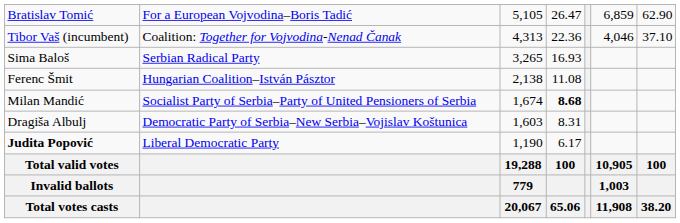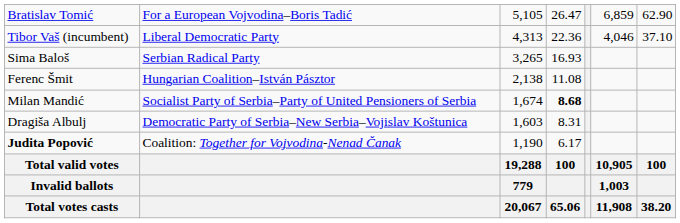(272, 36) Coalition: Together for Vojvodina-Nenad Čanak -> (211, 36) Liberal Democratic Party
(211, 143) Liberal Democratic Party -> (272, 143) Coalition: Together for Vojvodina-Nenad Čanak
